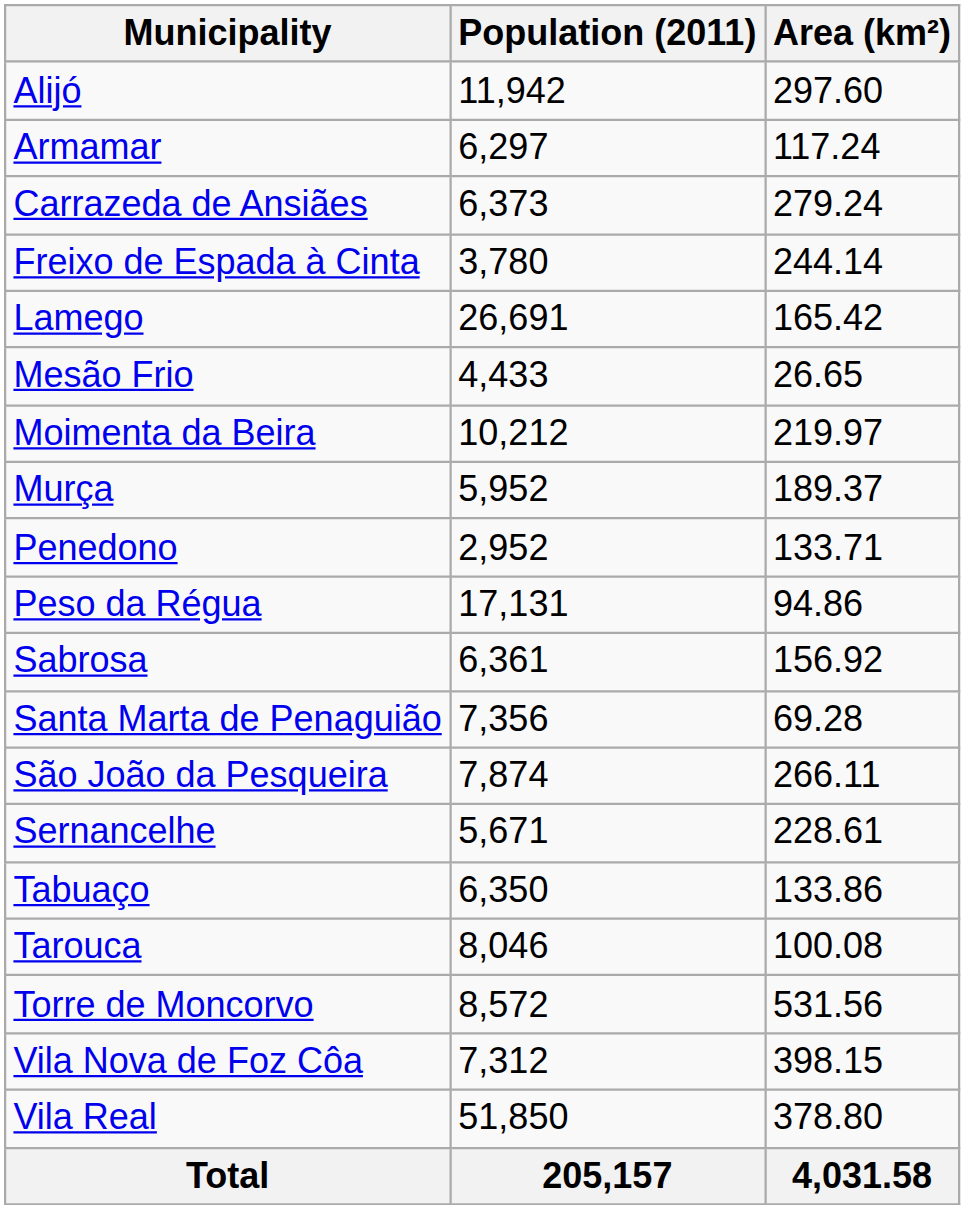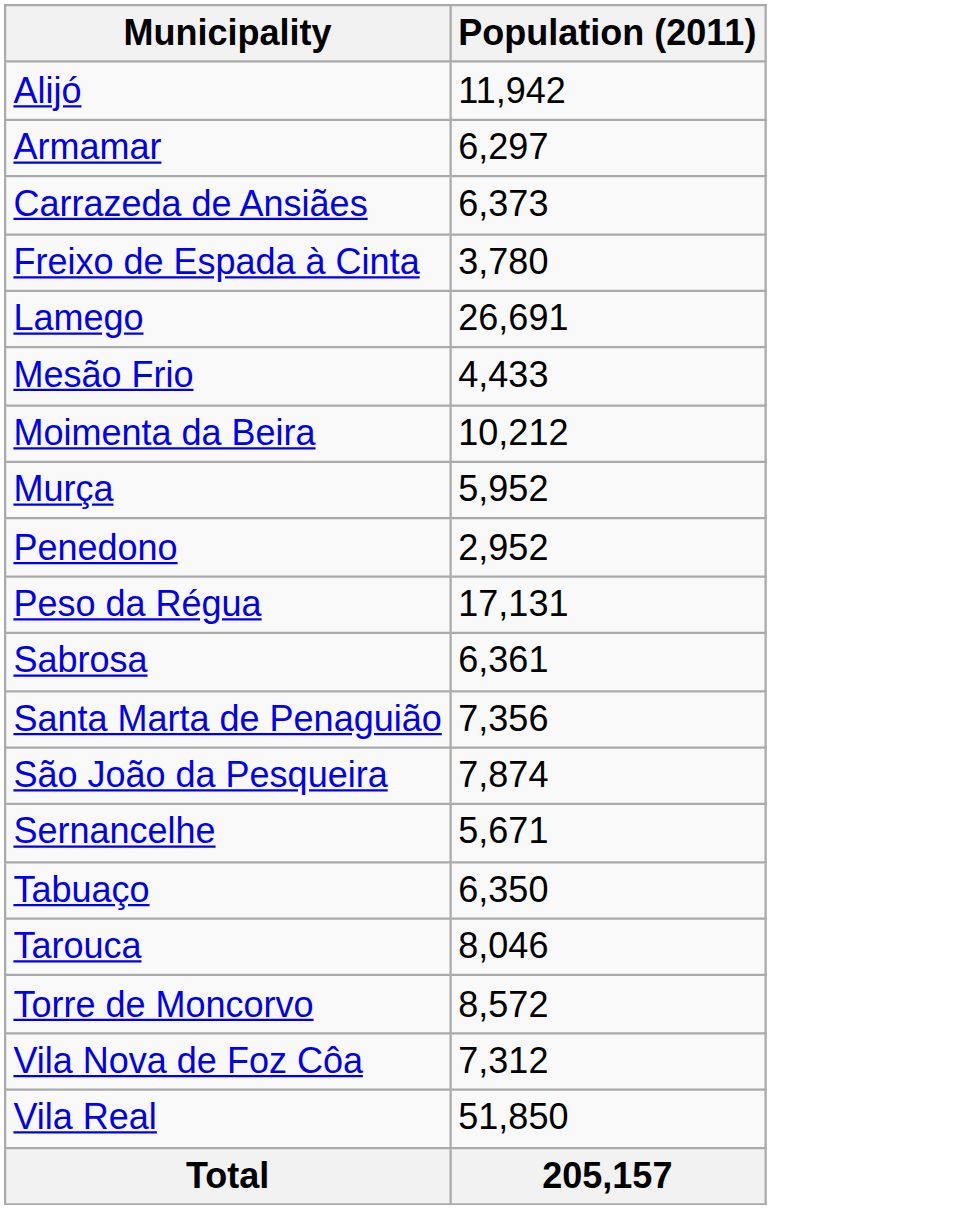- column: (862, 33)
